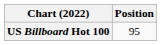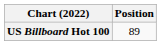(134, 31) 95 -> (134, 31) 89
